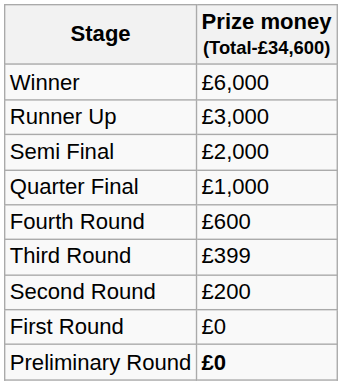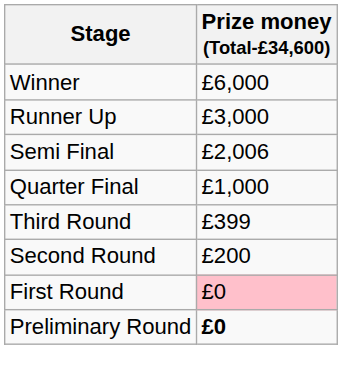(235, 151) £2,000 -> (235, 151) £2,006
- row: (77, 221)
(214, 326) no background -> (214, 291) pink background
